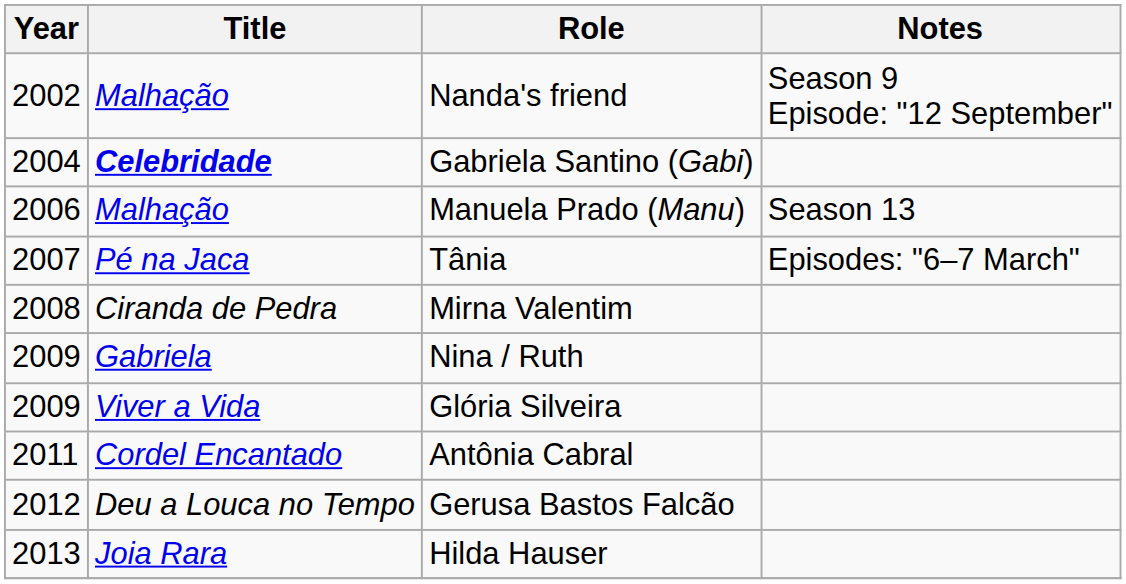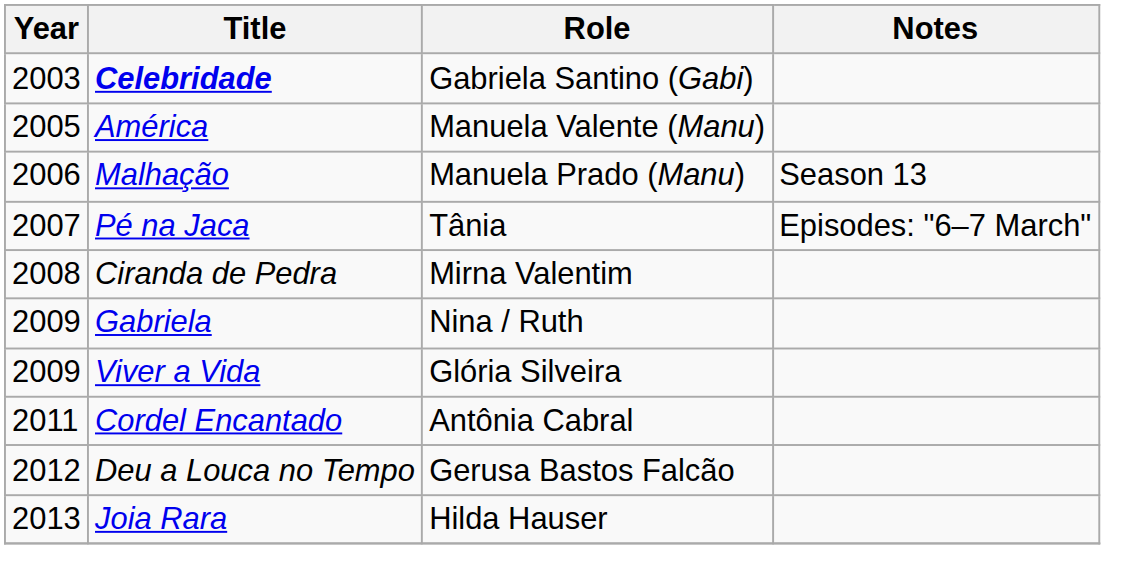- row: (528, 95)
(46, 161) 2004 -> (46, 77) 2003
+ row: (597, 126)
